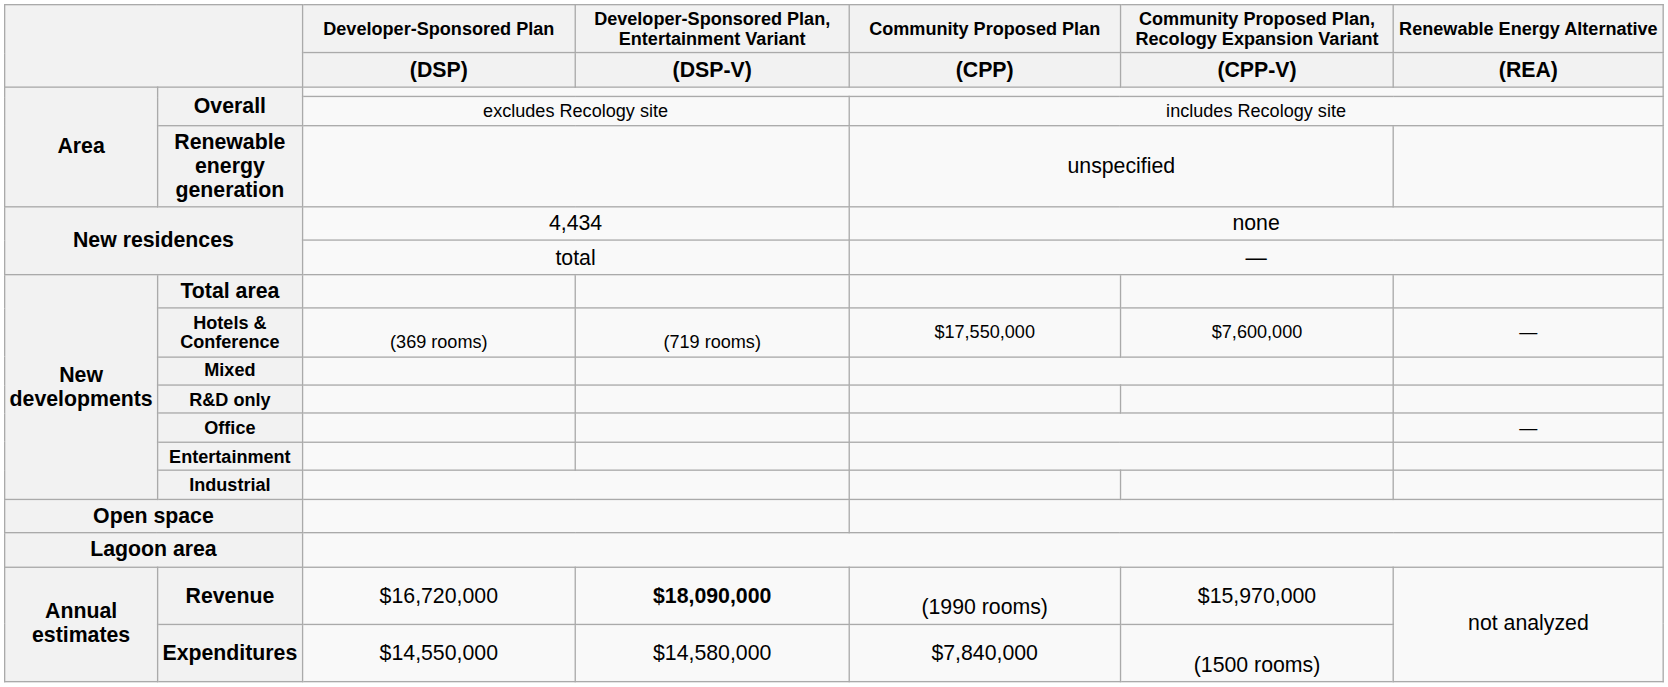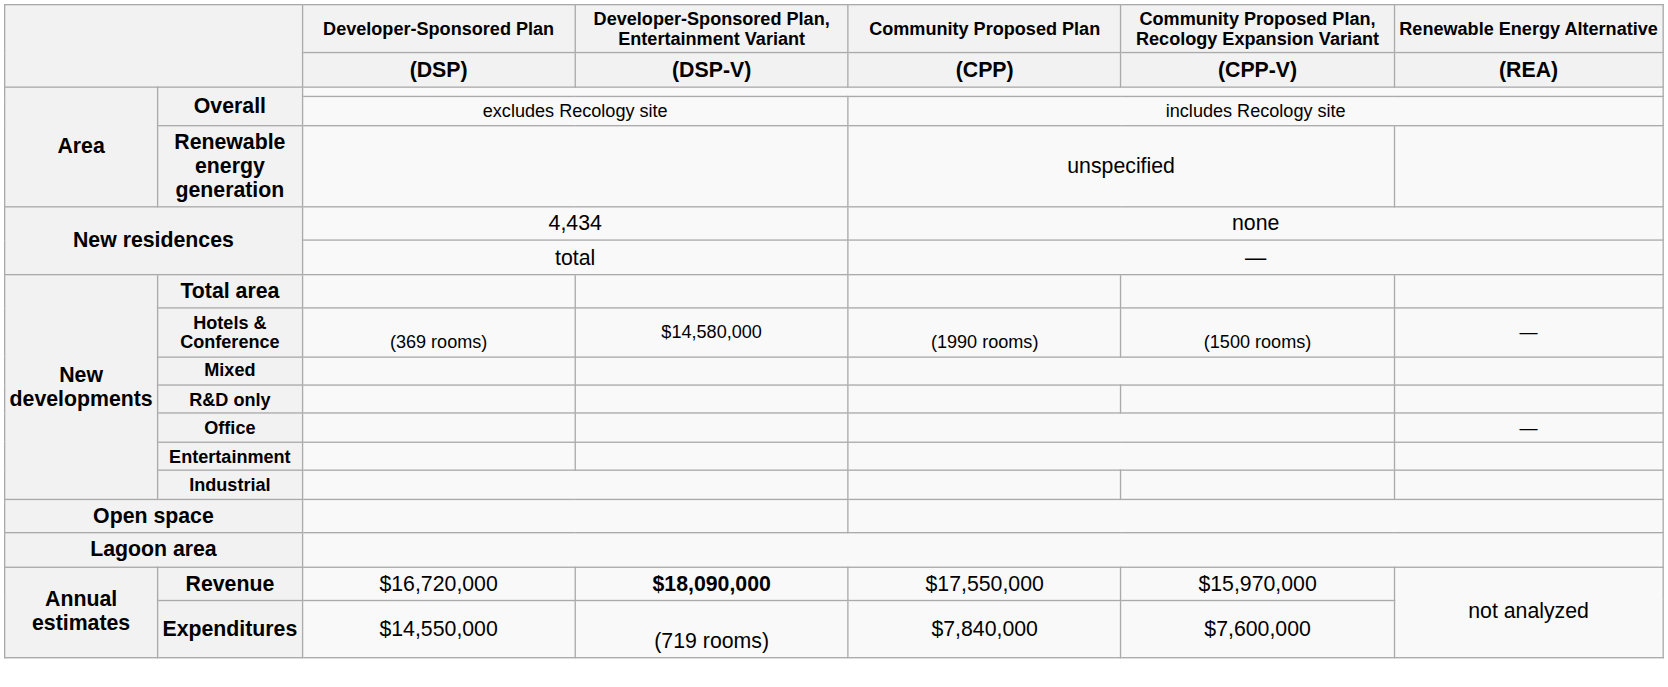(712, 342) (719 rooms) -> (712, 332) $14,580,000
(985, 332) $17,550,000 -> (985, 342) (1990 rooms)
(1257, 332) $7,600,000 -> (1258, 342) (1500 rooms)
(985, 607) (1990 rooms) -> (985, 583) $17,550,000
(712, 652) $14,580,000 -> (712, 640) (719 rooms)
(1257, 664) (1500 rooms) -> (1258, 629) $7,600,000
